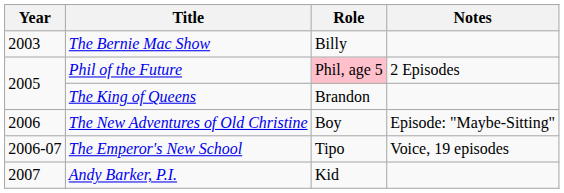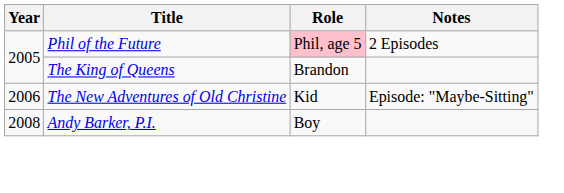- row: (139, 44)
(328, 123) Boy -> (306, 96) Kid
- row: (155, 149)
(24, 175) 2007 -> (24, 123) 2008
(327, 175) Kid -> (307, 123) Boy
